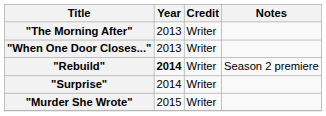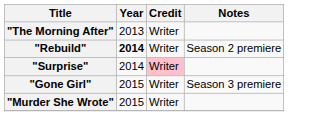- row: (79, 48)
(201, 84) no background -> (164, 66) pink background
+ row: (60, 84)
